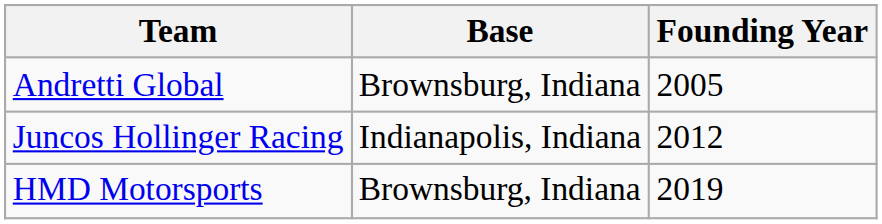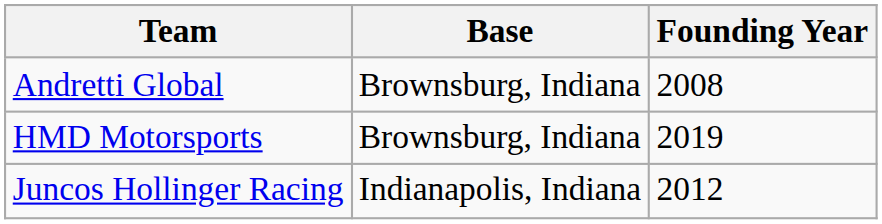(690, 84) 2005 -> (690, 84) 2008
rows swapped: (138, 190) <-> (178, 137)
